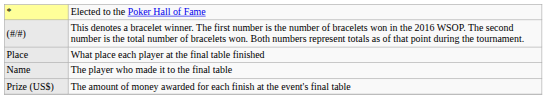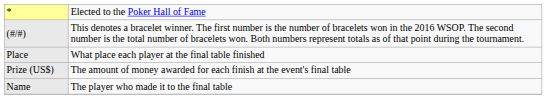rows swapped: (18, 70) <-> (30, 86)
